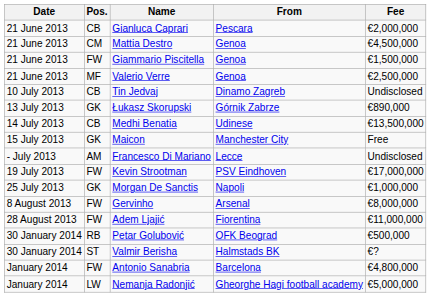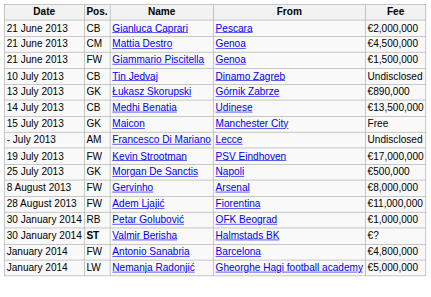- row: (141, 76)
(393, 188) €1,000,000 -> (389, 172) €500,000
(389, 236) €500,000 -> (393, 220) €1,000,000
(93, 252) normal -> (93, 236) bold
